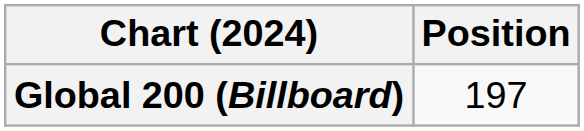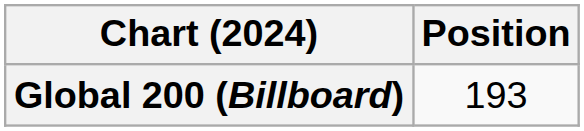(496, 94) 197 -> (496, 94) 193
